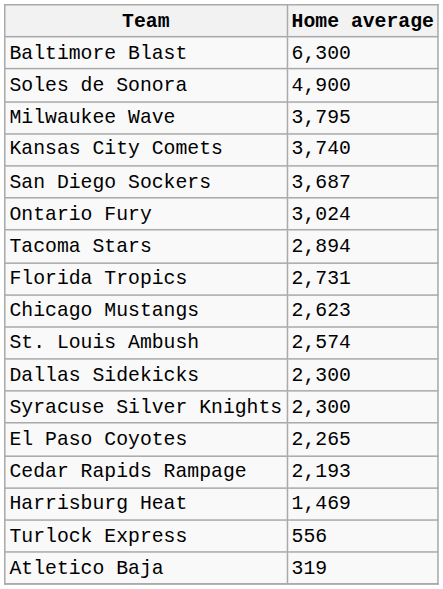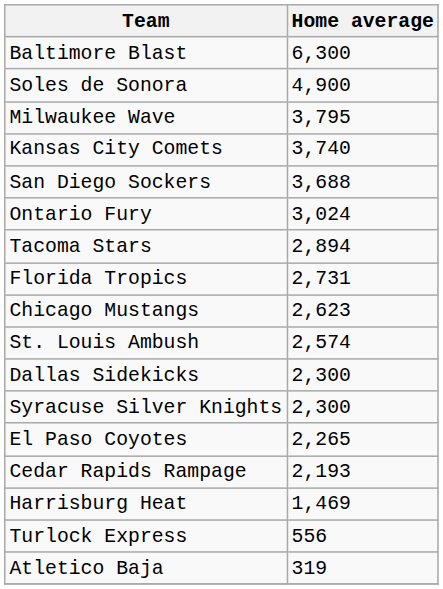(321, 182) 3,687 -> (321, 182) 3,688
